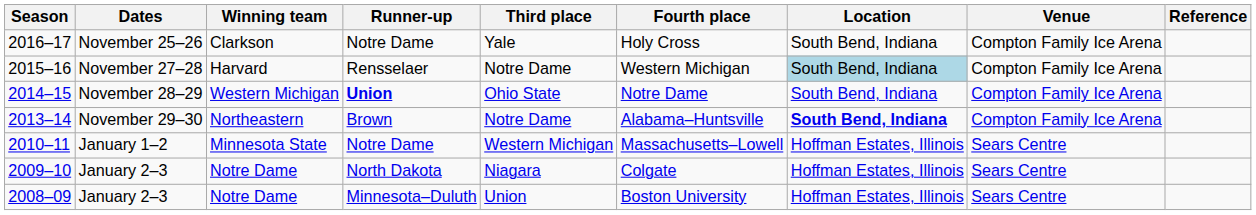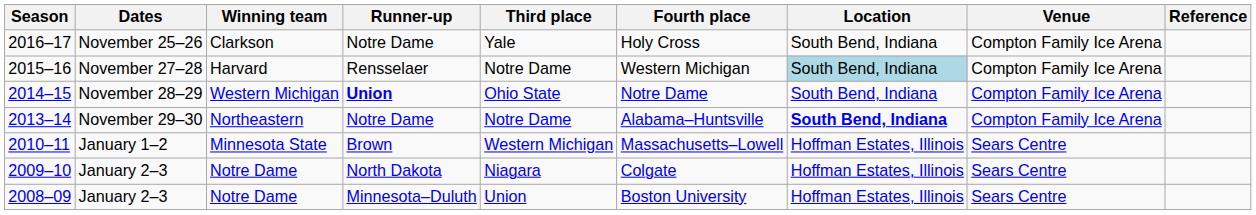(369, 119) Brown -> (390, 119) Notre Dame
(390, 145) Notre Dame -> (369, 145) Brown
